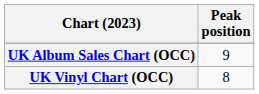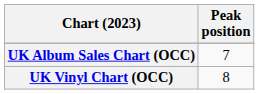(226, 54) 9 -> (226, 54) 7
